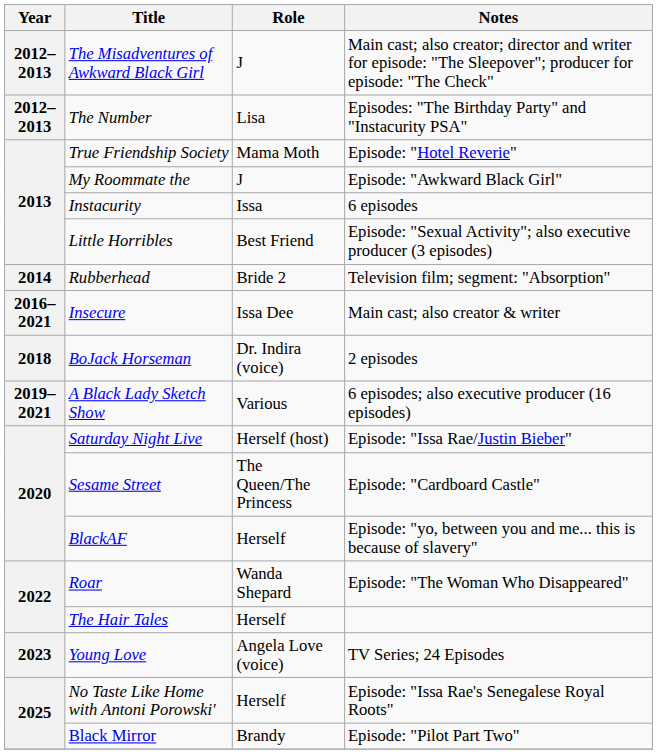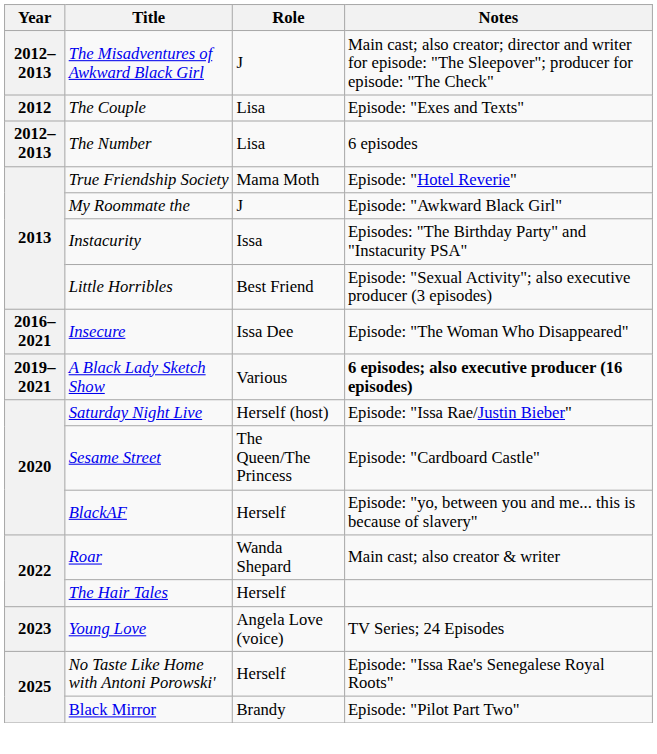+ row: (107, 107)
(467, 117) Episodes: "The Birthday Party" and "Instacurity PSA" -> (383, 143) 6 episodes
(383, 205) 6 episodes -> (467, 241) Episodes: "The Birthday Party" and "Instacurity PSA"
- row: (109, 277)
(454, 313) Main cast; also creator & writer -> (488, 331) Episode: "The Woman Who Disappeared"
- row: (130, 358)
(479, 403) normal -> (485, 376) bold
(488, 583) Episode: "The Woman Who Disappeared" -> (454, 557) Main cast; also creator & writer
